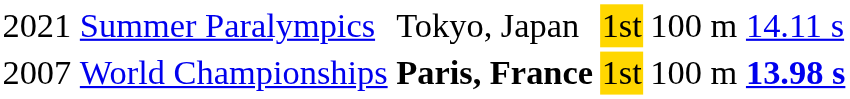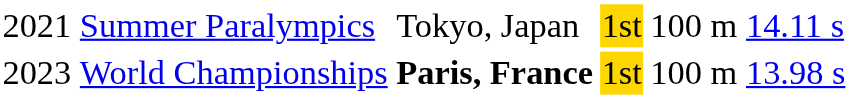(37, 72) 2007 -> (37, 72) 2023
(796, 72) bold -> (796, 72) normal
